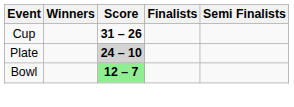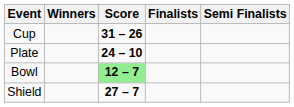(121, 53) lightgrey background -> (122, 53) no background
+ row: (24, 92)
